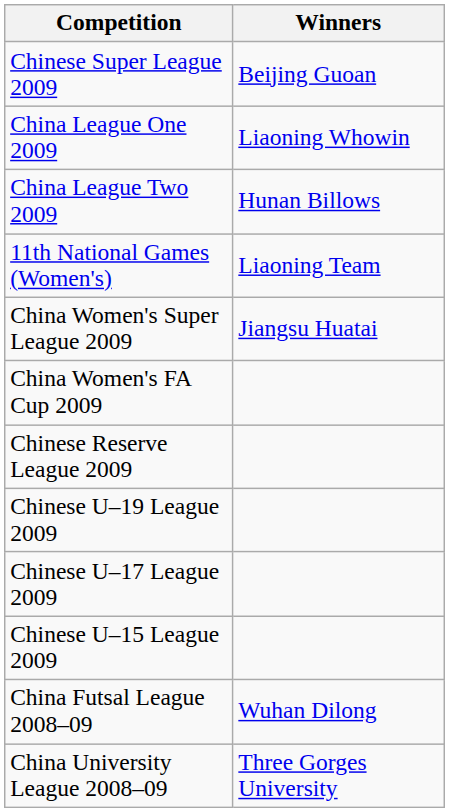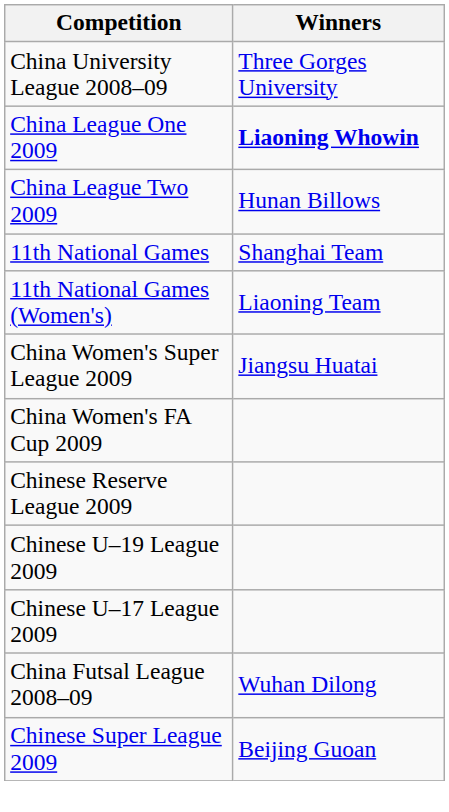rows swapped: (116, 73) <-> (91, 775)
(324, 137) normal -> (329, 137) bold
+ row: (110, 251)
- row: (115, 647)
